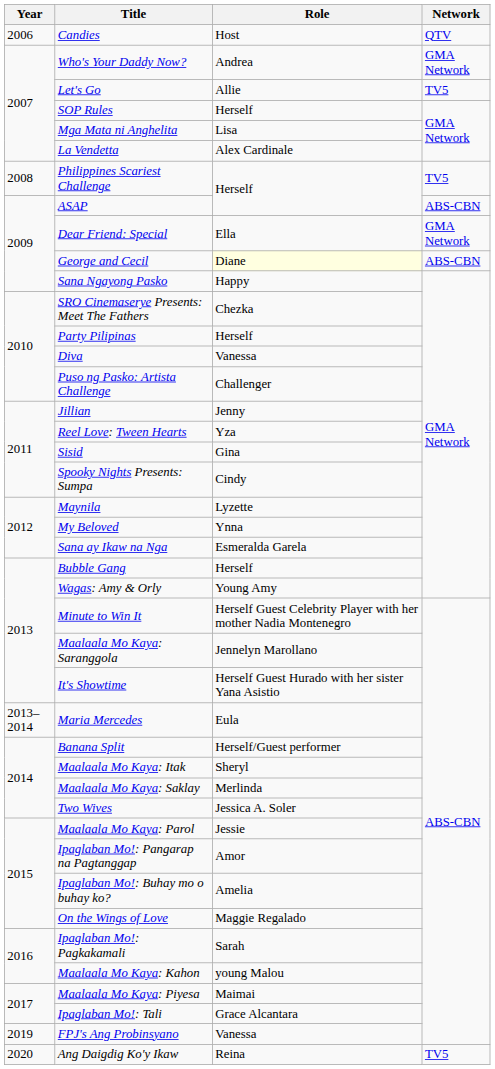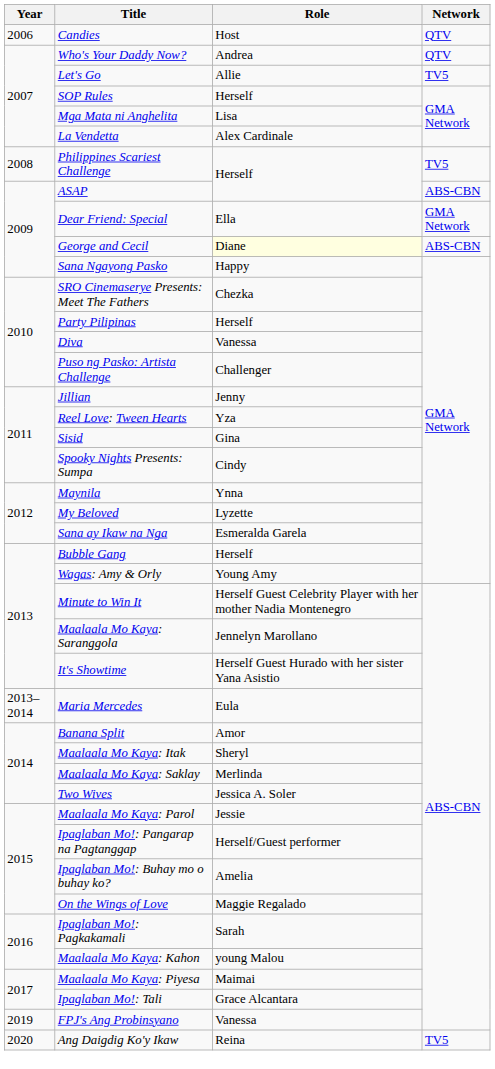(447, 62) GMA Network -> (438, 55) QTV
(234, 507) Lyzette -> (229, 492) Ynna
(229, 527) Ynna -> (234, 512) Lyzette
(278, 747) Herself/Guest performer -> (230, 732) Amor
(230, 856) Amor -> (278, 841) Herself/Guest performer
